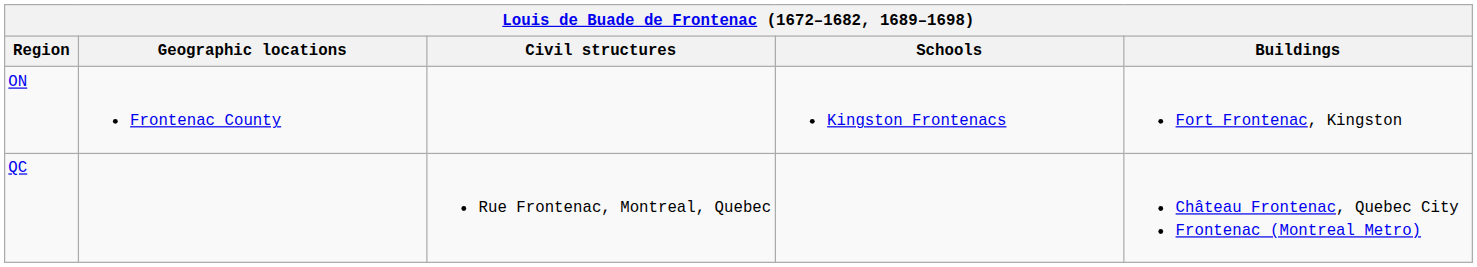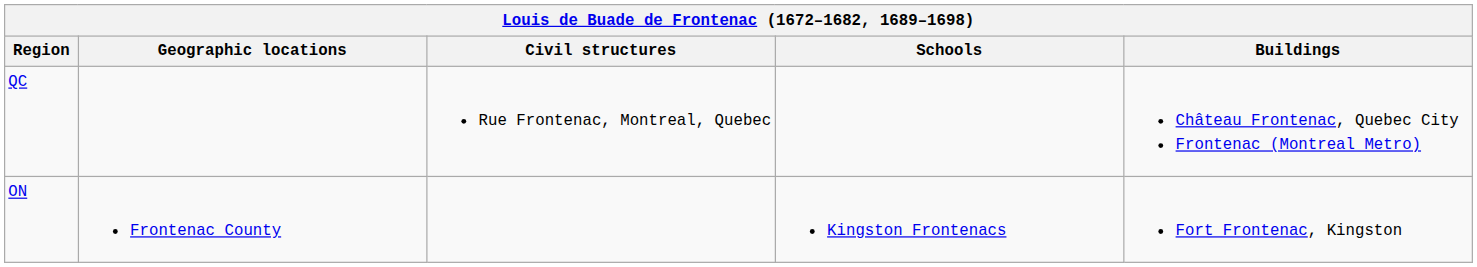rows swapped: (18, 82) <-> (18, 168)
